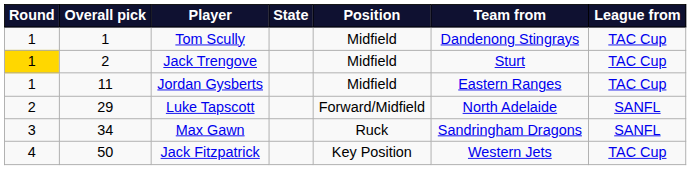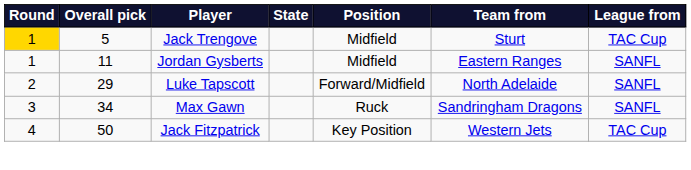- row: (210, 38)
(105, 61) 2 -> (105, 38) 5
(637, 84) TAC Cup -> (637, 61) SANFL
